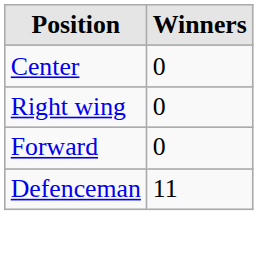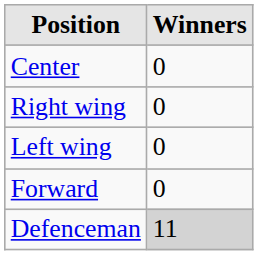+ row: (61, 147)
(165, 188) no background -> (165, 229) lightgrey background
